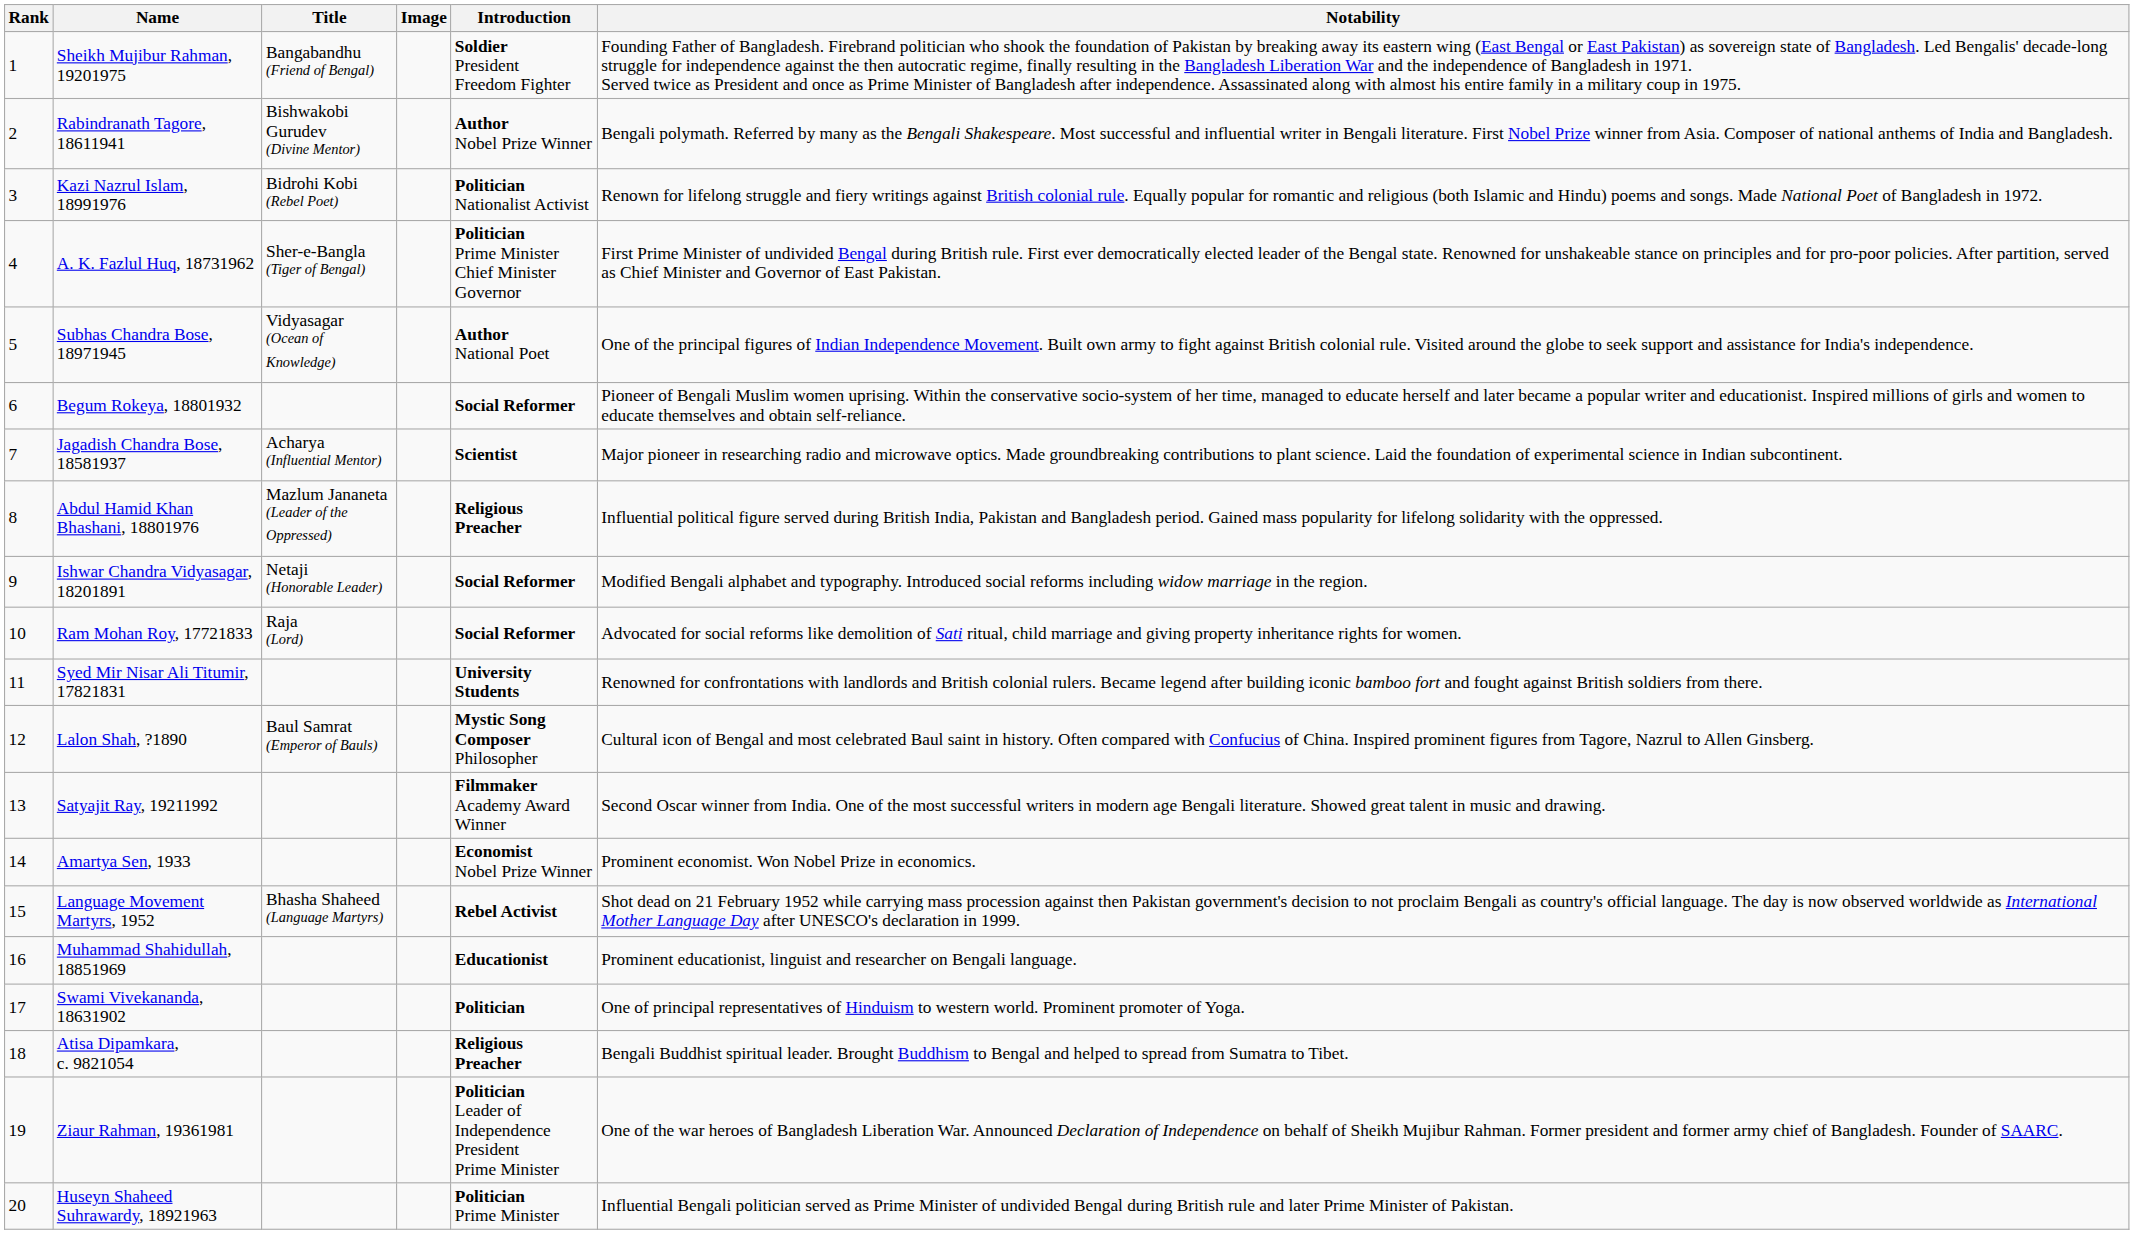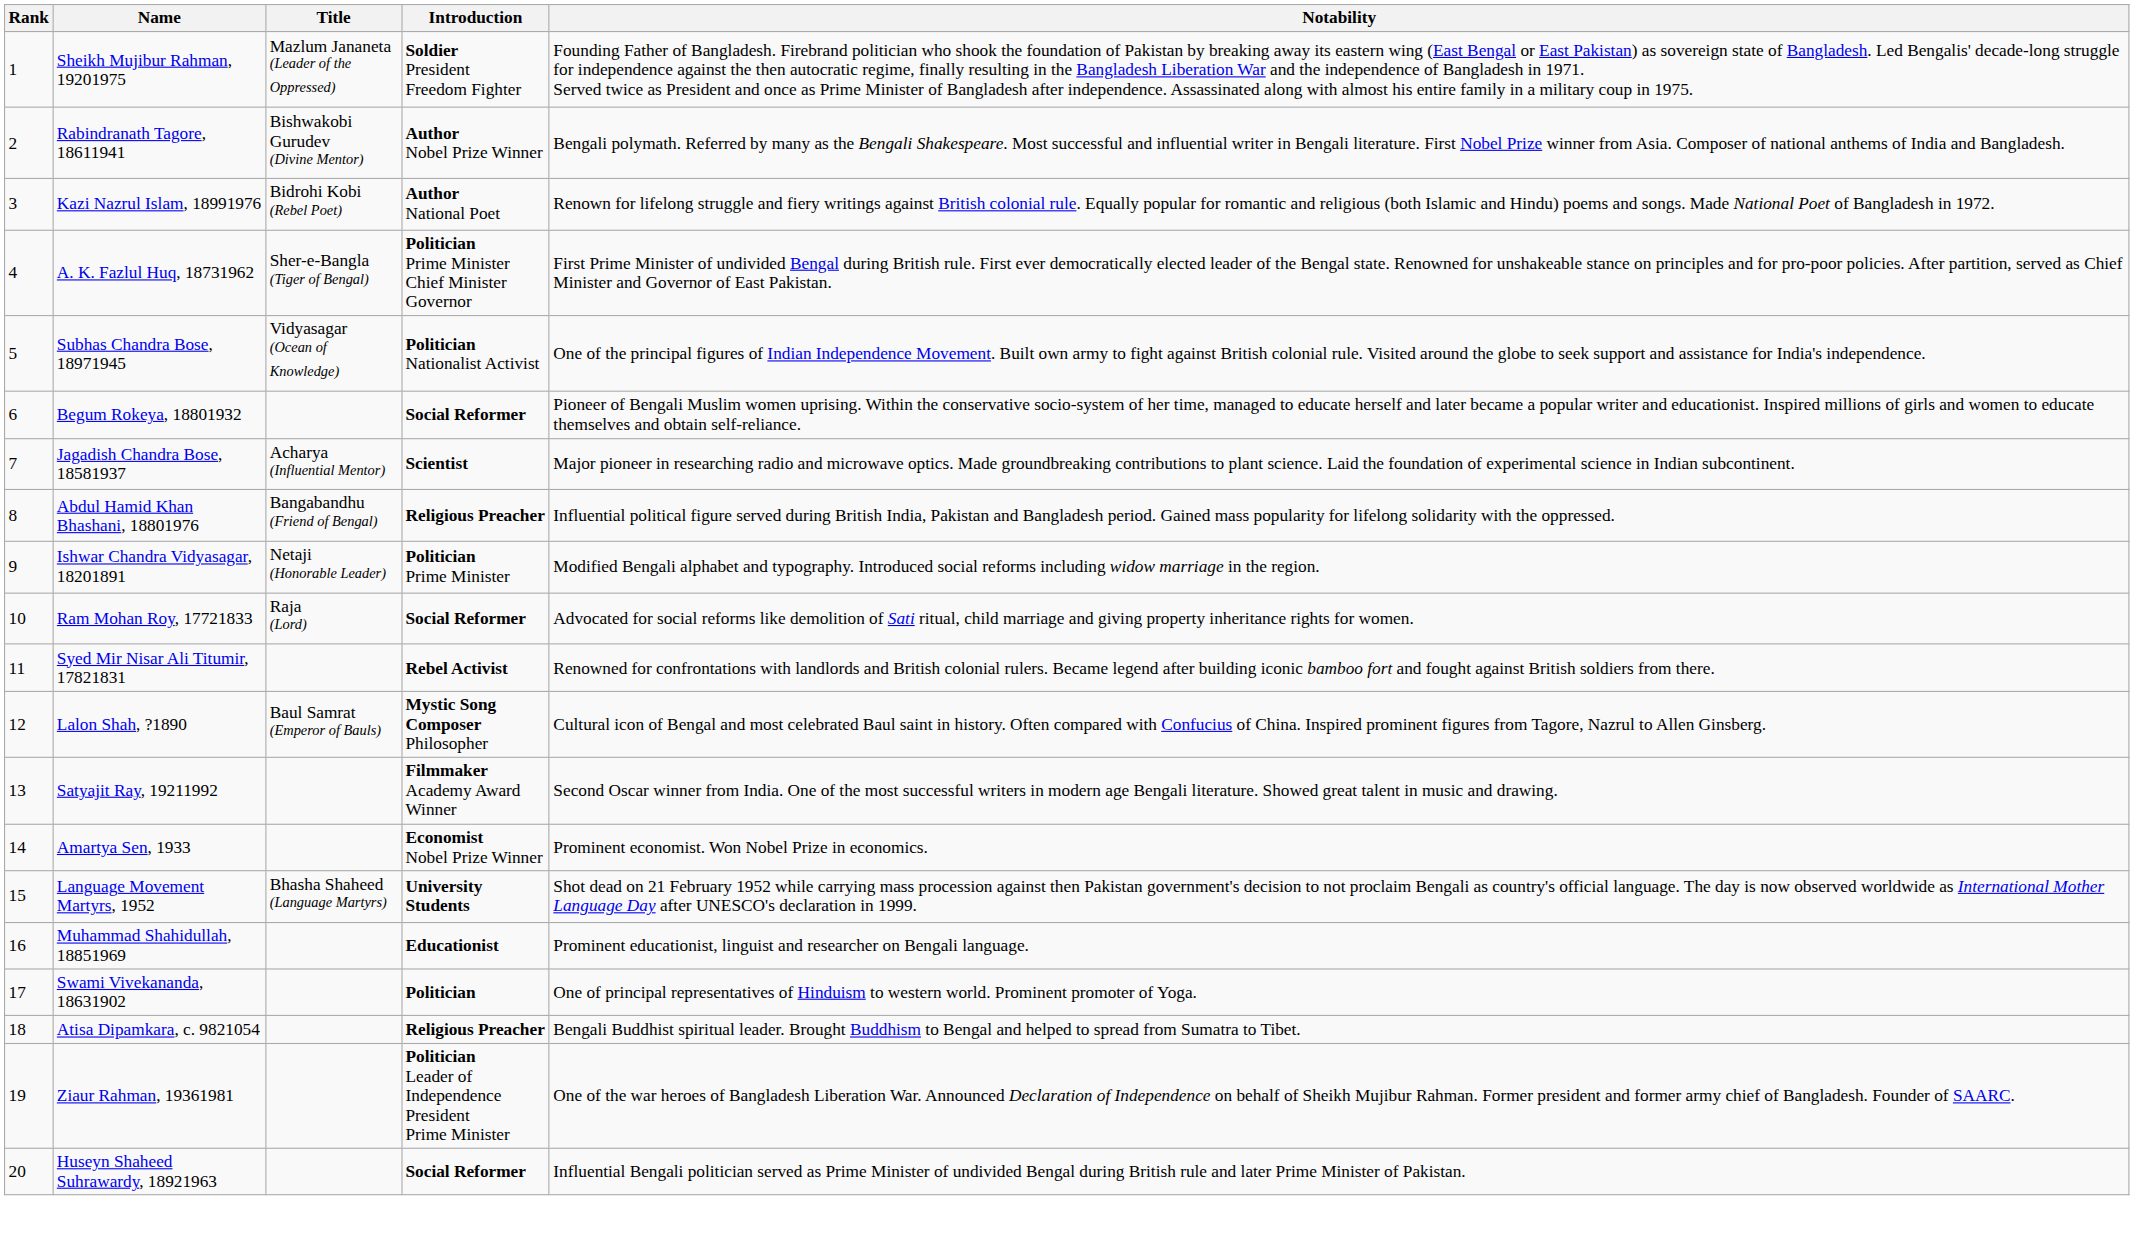- column: (424, 18)
(320, 61) Bangabandhu (Friend of Bengal) -> (330, 69) Mazlum Jananeta (Leader of the Oppressed)
(522, 194) Politician Nationalist Activist -> (453, 204) Author National Poet
(502, 344) Author National Poet -> (472, 353) Politician Nationalist Activist
(327, 518) Mazlum Jananeta (Leader of the Oppressed) -> (324, 512) Bangabandhu (Friend of Bengal)
(515, 581) Social Reformer -> (458, 567) Politician Prime Minister
(493, 682) University Students -> (457, 667) Rebel Activist
(506, 911) Rebel Activist -> (444, 896) University Students
(507, 1205) Politician Prime Minister -> (466, 1171) Social Reformer
